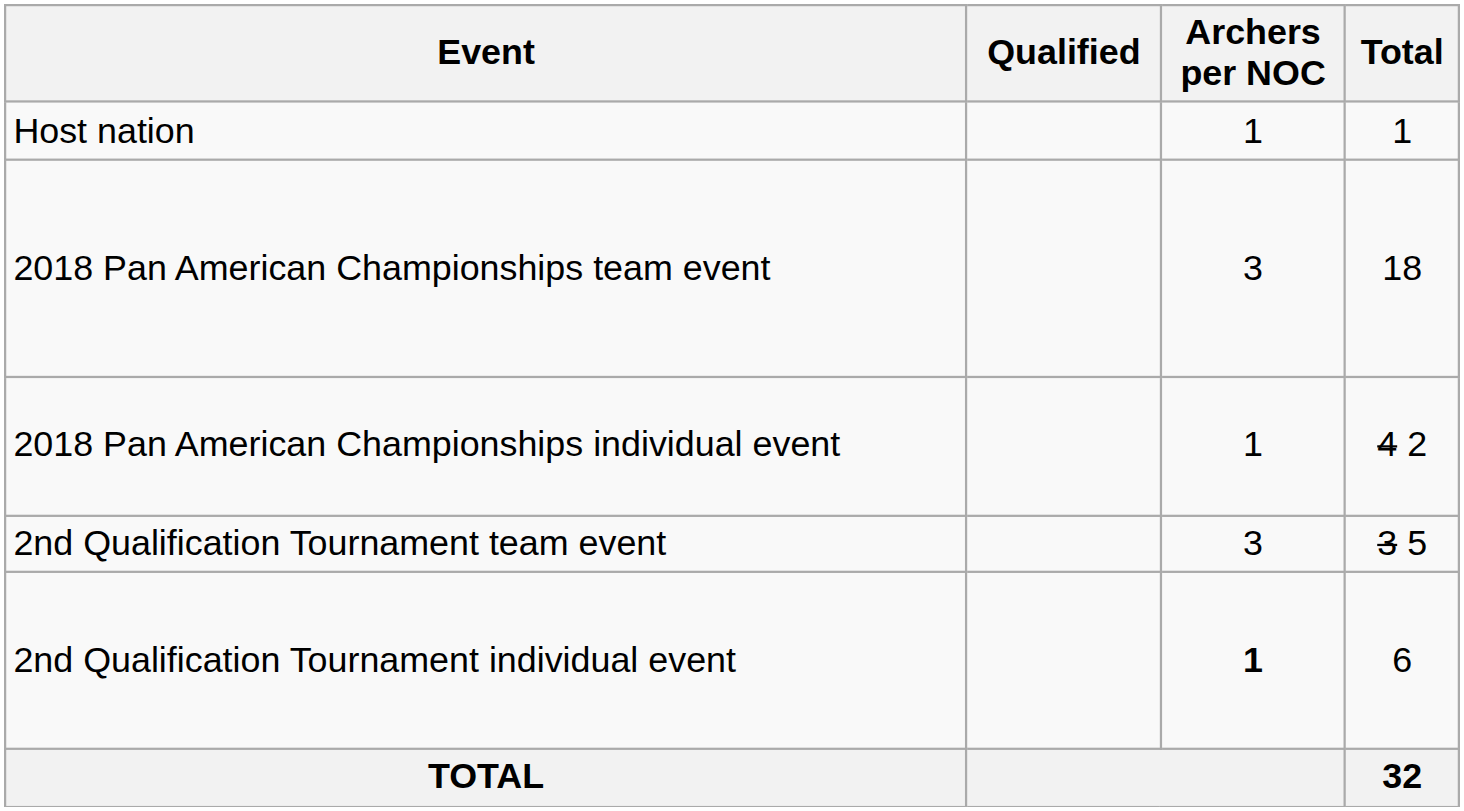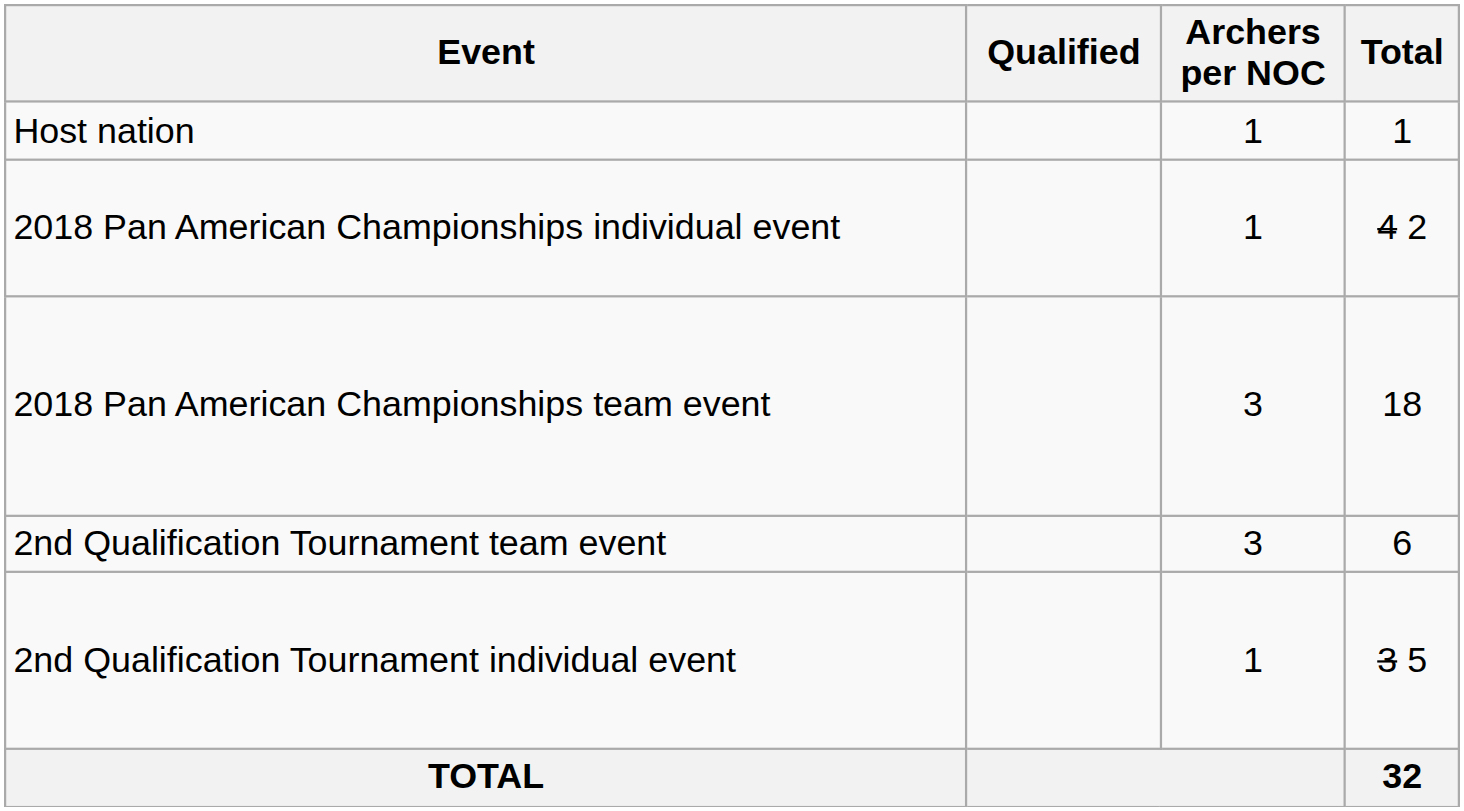rows swapped: (392, 267) <-> (427, 445)
(1402, 542) 3 5 -> (1402, 542) 6
(1253, 659) bold -> (1253, 659) normal
(1402, 659) 6 -> (1402, 659) 3 5
